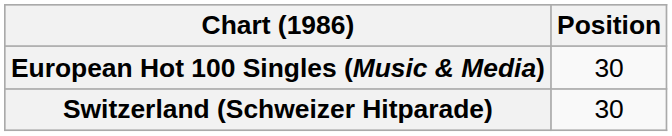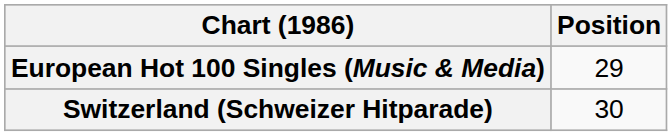(609, 67) 30 -> (609, 67) 29
